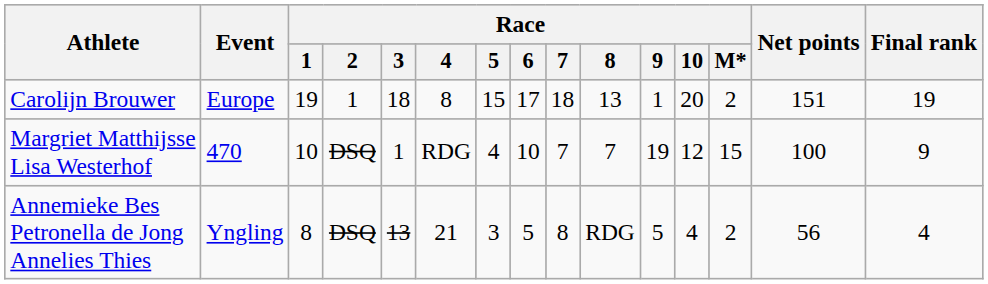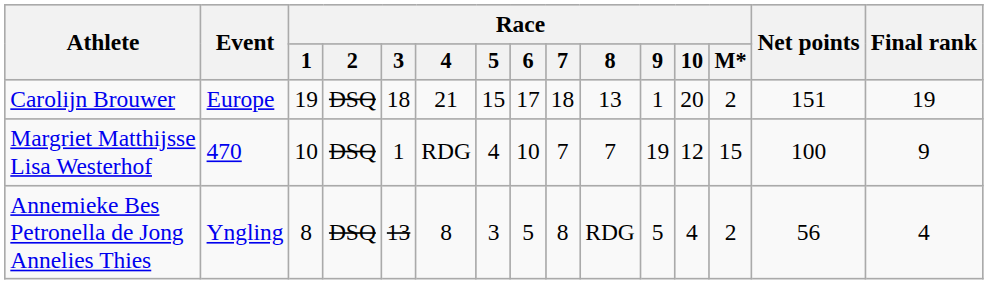(352, 99) 1 -> (352, 99) DSQ
(446, 99) 8 -> (446, 99) 21
(446, 232) 21 -> (446, 232) 8
